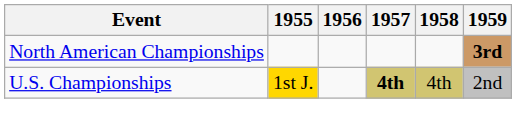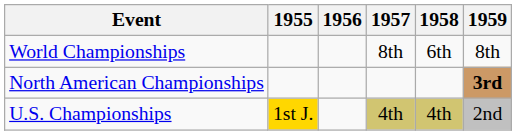+ row: (97, 51)
(391, 82) bold -> (391, 113) normal
